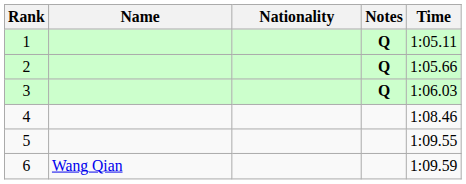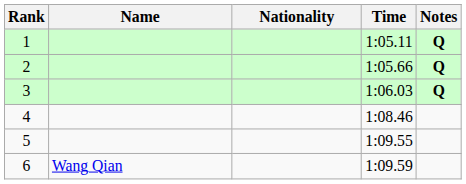columns swapped: (434, 16) <-> (384, 16)
